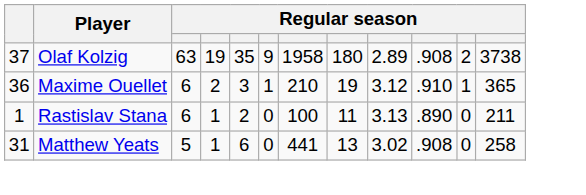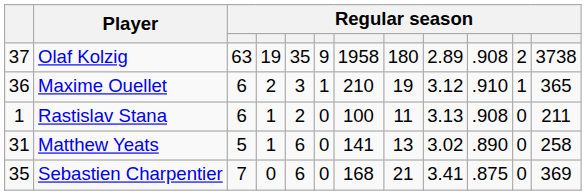(434, 116) .890 -> (490, 116) .908
(303, 145) 441 -> (358, 145) 141
(434, 145) .908 -> (490, 145) .890
+ row: (130, 174)
